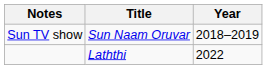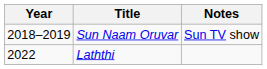columns swapped: (227, 14) <-> (45, 14)
